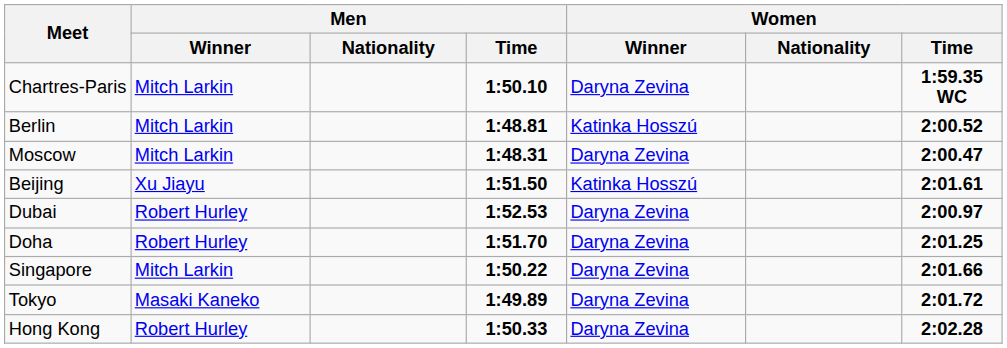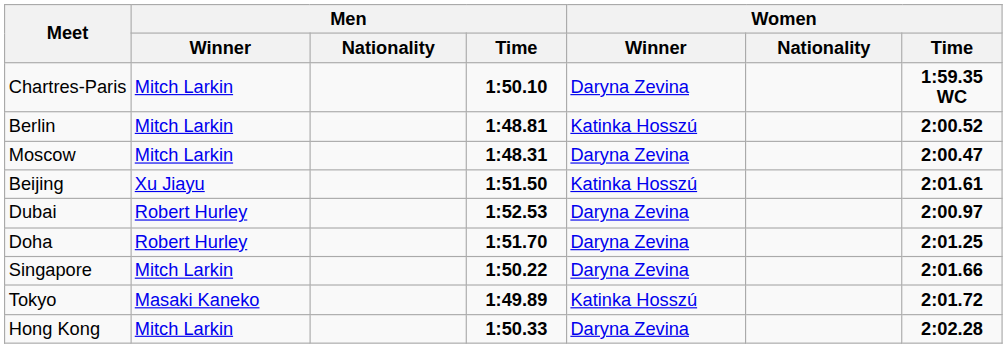(630, 299) Daryna Zevina -> (634, 299) Katinka Hosszú
(191, 328) Robert Hurley -> (184, 328) Mitch Larkin
